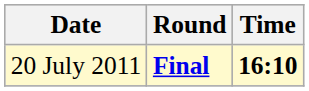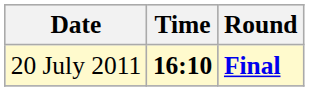columns swapped: (268, 24) <-> (190, 24)
